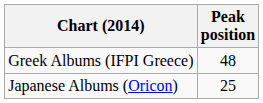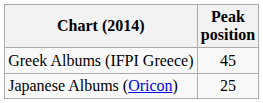(228, 60) 48 -> (228, 60) 45
